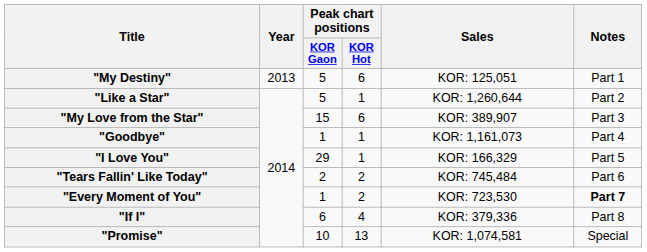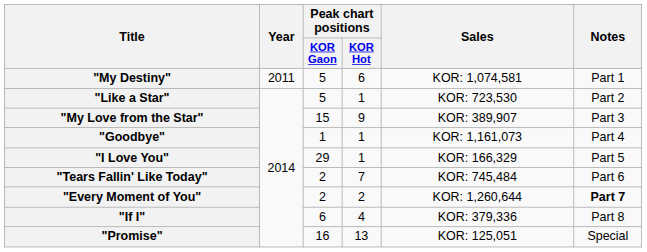(281, 78) 2013 -> (281, 78) 2011
(477, 78) KOR: 125,051 -> (477, 78) KOR: 1,074,581
(477, 98) KOR: 1,260,644 -> (477, 98) KOR: 723,530
(361, 118) 6 -> (361, 118) 9
(361, 177) 2 -> (361, 177) 7
(322, 197) 1 -> (322, 197) 2
(477, 197) KOR: 723,530 -> (477, 197) KOR: 1,260,644
(322, 236) 10 -> (322, 236) 16
(477, 236) KOR: 1,074,581 -> (477, 236) KOR: 125,051
